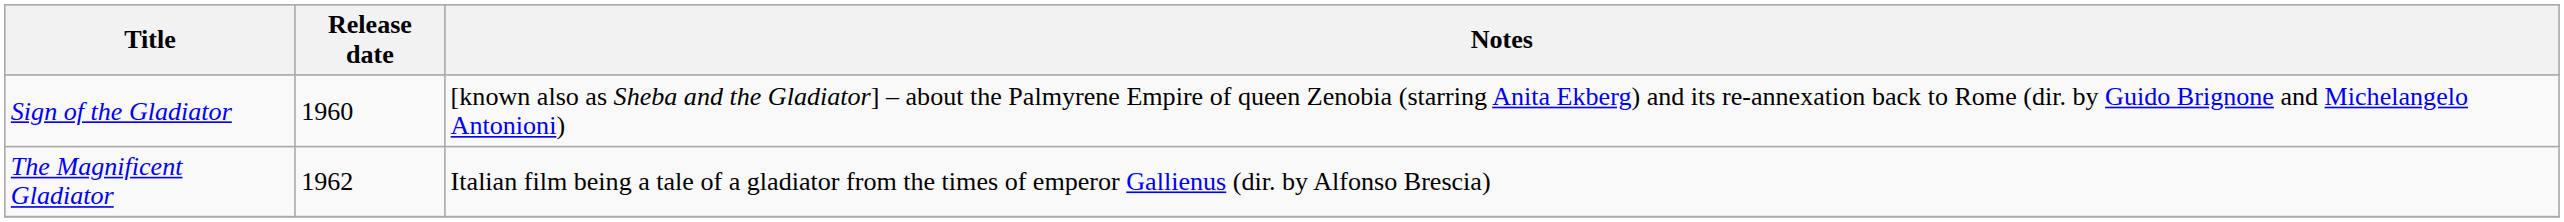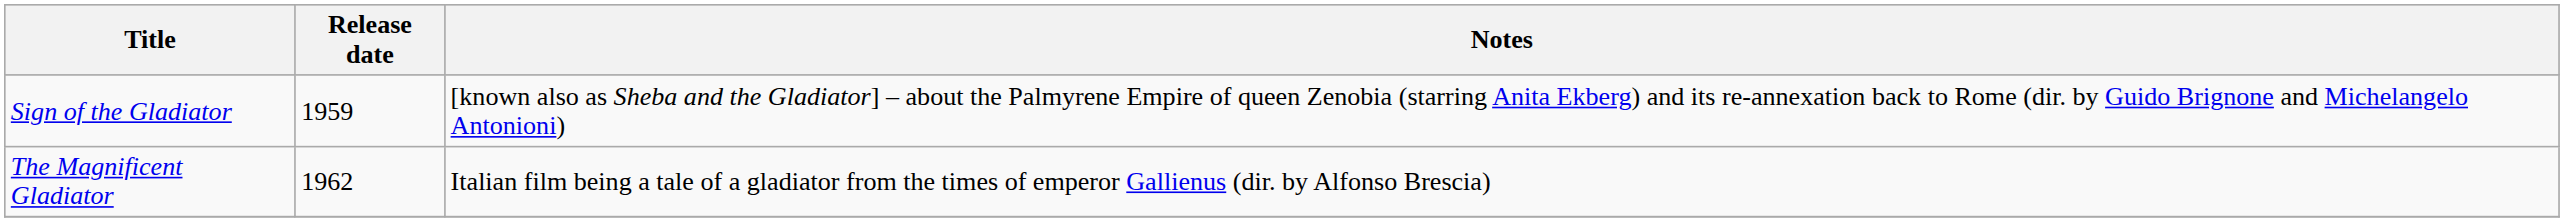(327, 110) 1960 -> (327, 110) 1959
